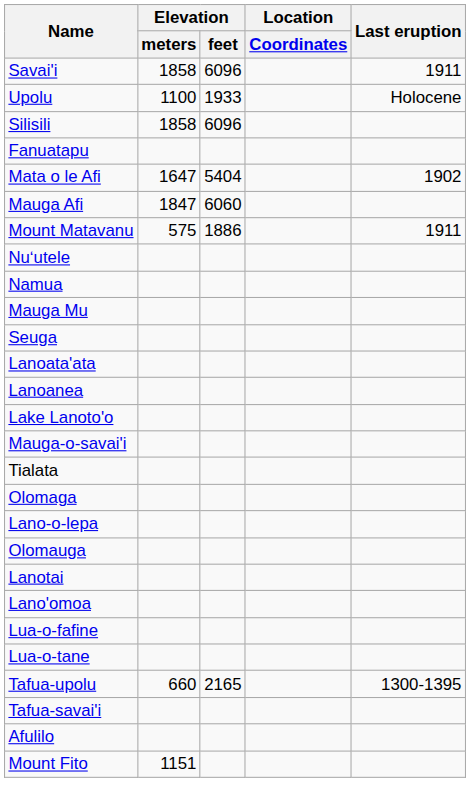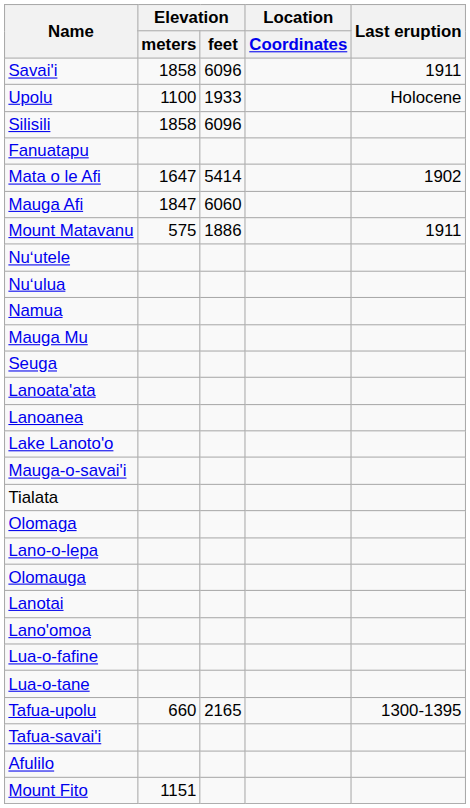(223, 177) 5404 -> (223, 177) 5414
+ row: (37, 284)
